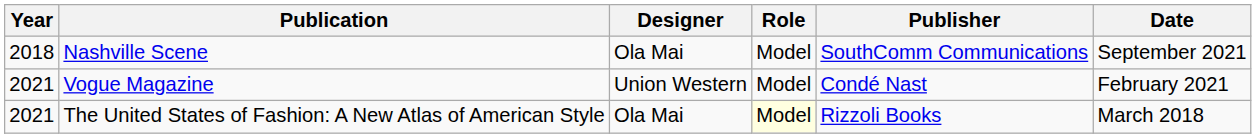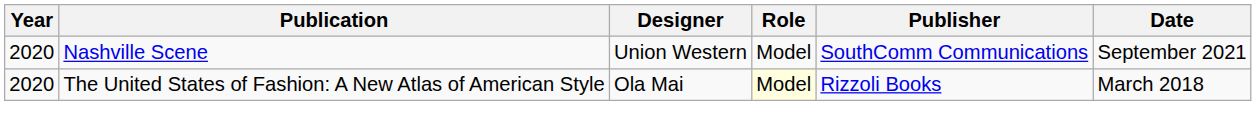(32, 52) 2018 -> (32, 52) 2020
(649, 52) Ola Mai -> (680, 52) Union Western
- row: (139, 84)
(32, 116) 2021 -> (32, 84) 2020
